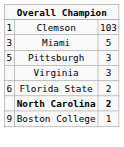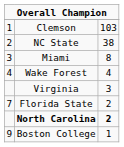+ row: (56, 42)
(108, 42) 5 -> (108, 58) 8
+ row: (56, 73)
- row: (56, 58)
(9, 88) 6 -> (9, 104) 7
